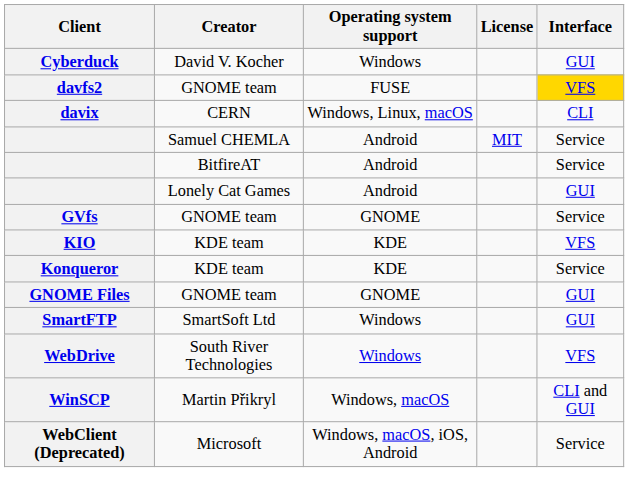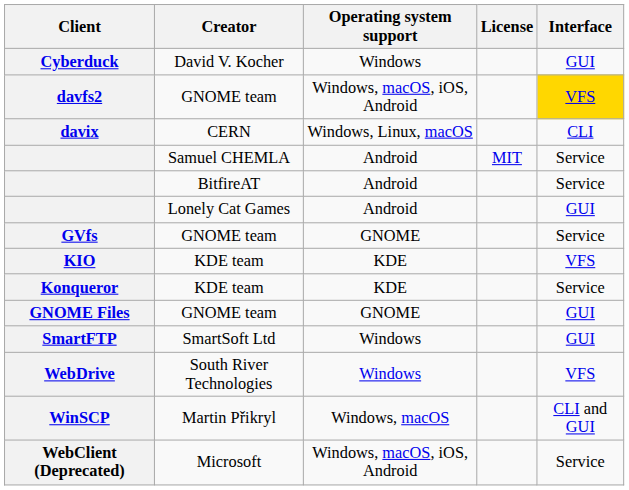(390, 87) FUSE -> (390, 96) Windows, macOS, iOS, Android
